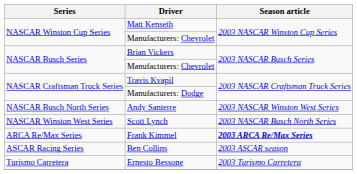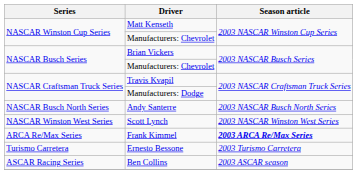(279, 107) 2003 NASCAR Winston West Series -> (277, 107) 2003 NASCAR Busch North Series
(277, 121) 2003 NASCAR Busch North Series -> (279, 121) 2003 NASCAR Winston West Series
rows swapped: (45, 148) <-> (37, 162)
